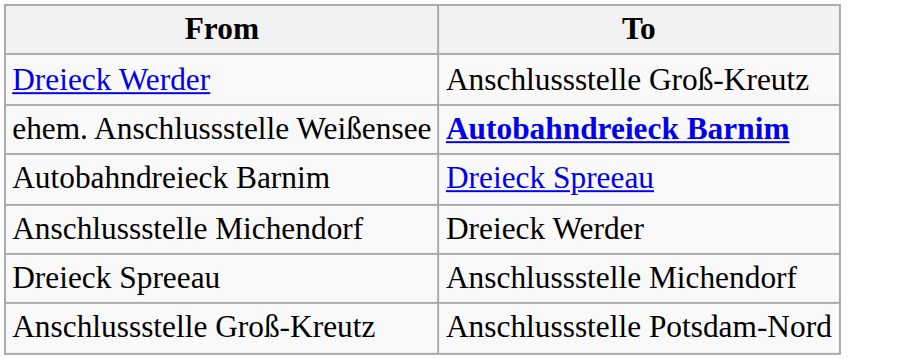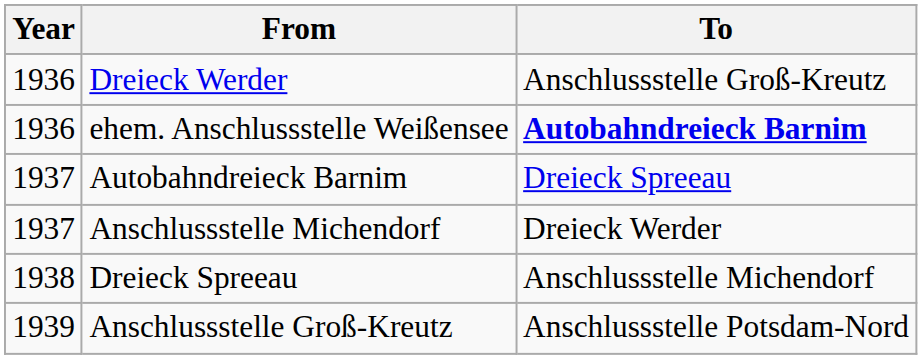+ column: (44, 29)
